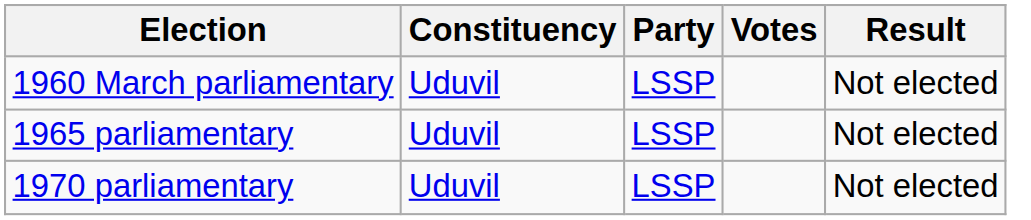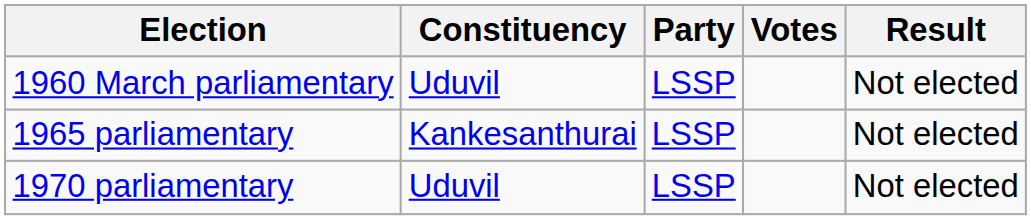(454, 134) Uduvil -> (523, 134) Kankesanthurai
